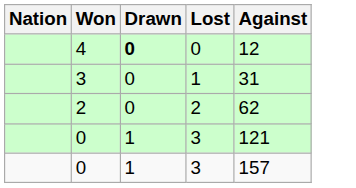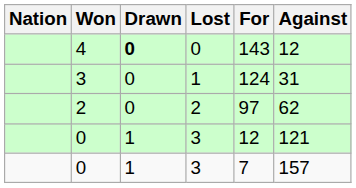+ column: (254, 19)
